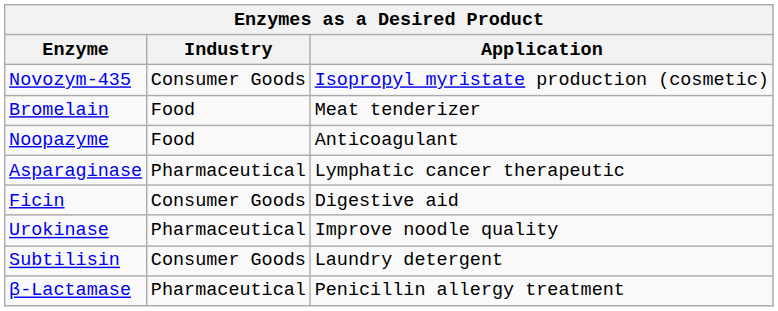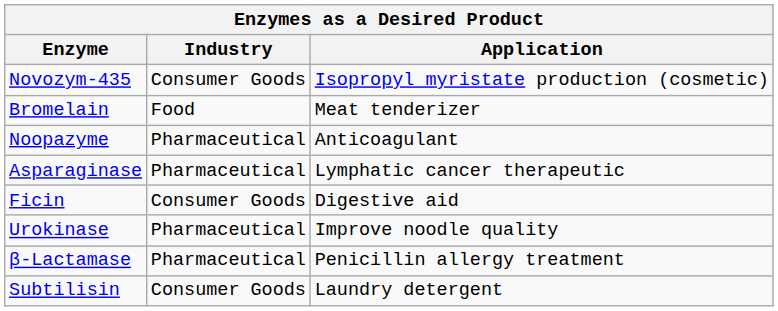(173, 140) Food -> (228, 140) Pharmaceutical
rows swapped: (70, 291) <-> (64, 260)
